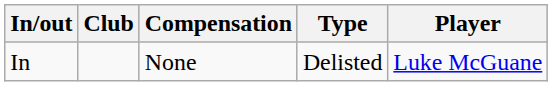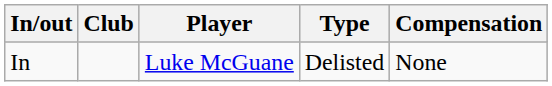columns swapped: (468, 23) <-> (218, 23)
